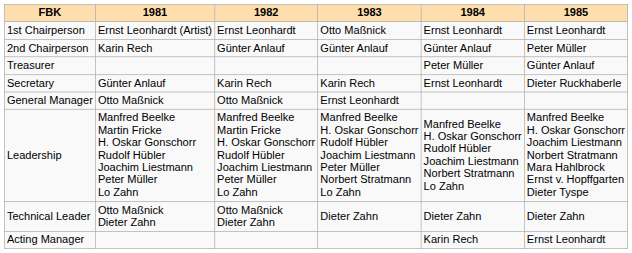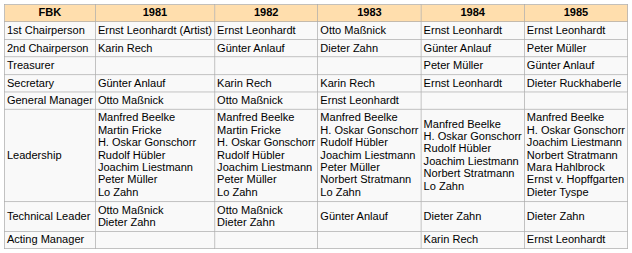(354, 48) Günter Anlauf -> (349, 48) Dieter Zahn
(349, 216) Dieter Zahn -> (354, 216) Günter Anlauf
